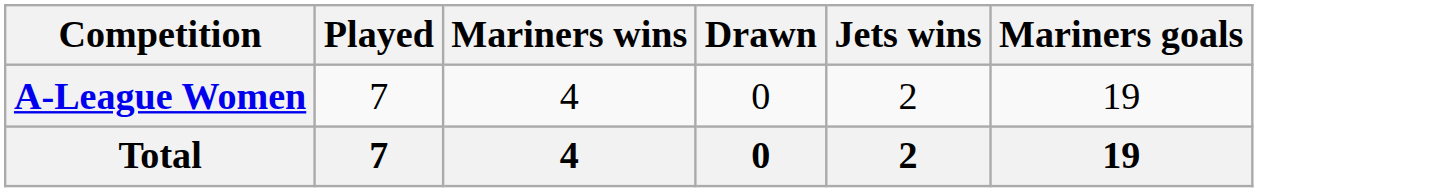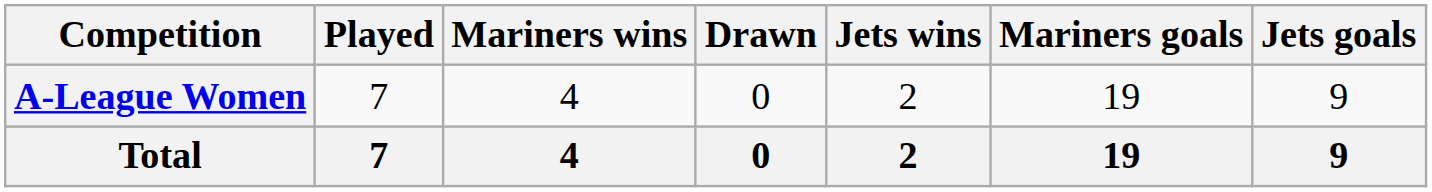+ column: (1339, 34)
